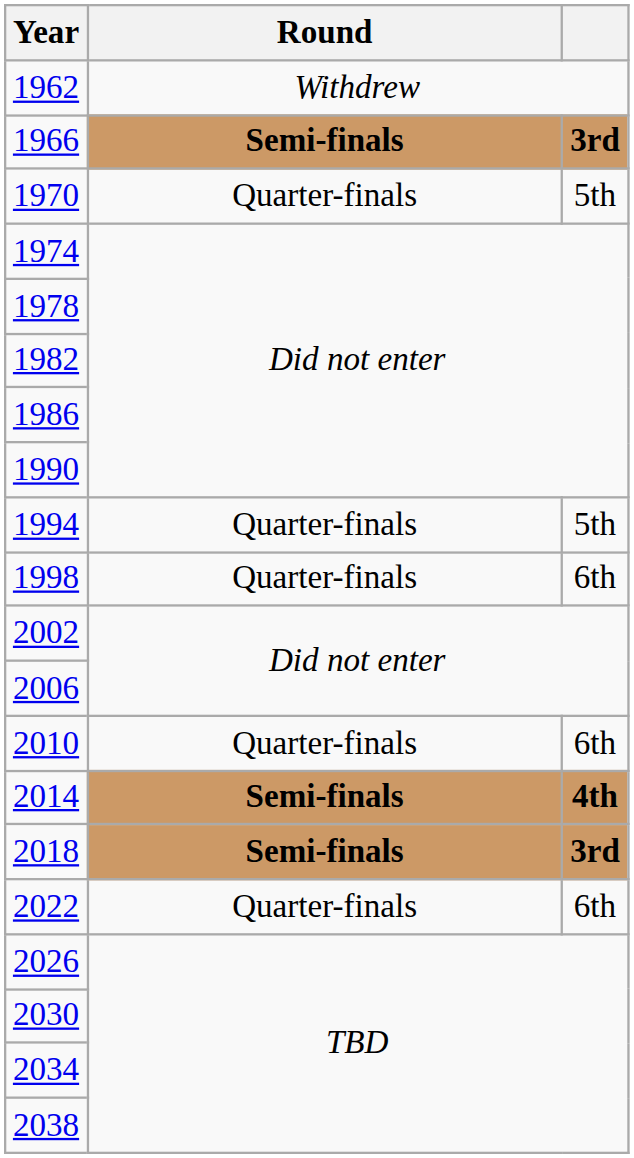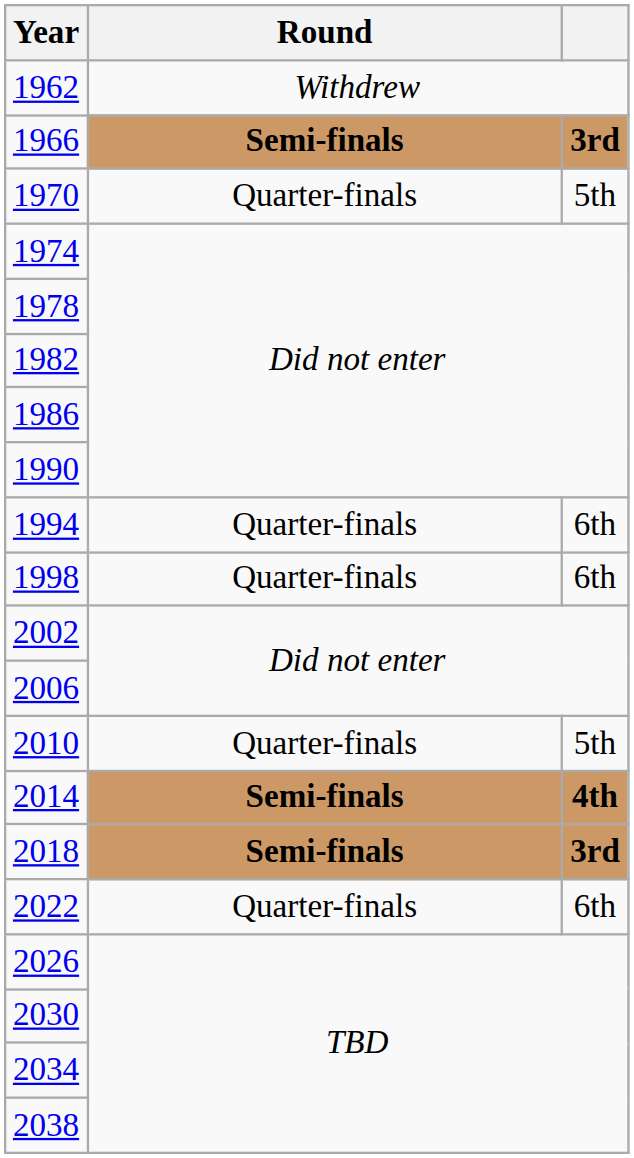(595, 523) 5th -> (595, 523) 6th
(595, 742) 6th -> (595, 742) 5th
